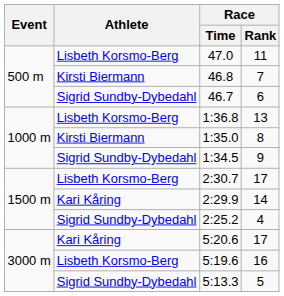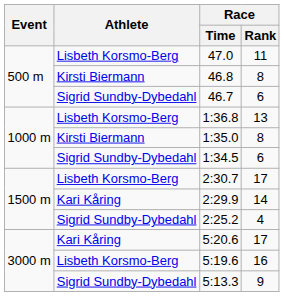(260, 77) 7 -> (260, 77) 8
(260, 158) 9 -> (260, 158) 6
(260, 281) 5 -> (260, 281) 9
